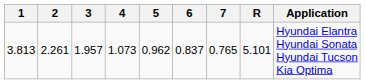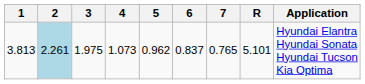(55, 50) no background -> (55, 50) lightblue background
(89, 50) 1.957 -> (89, 50) 1.975
